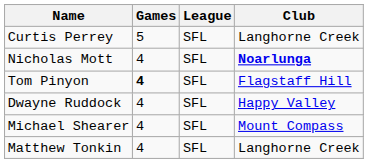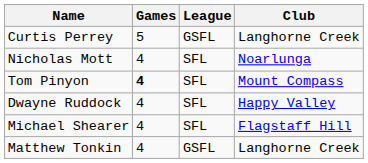(195, 38) SFL -> (199, 38) GSFL
(275, 60) bold -> (275, 60) normal
(295, 82) Flagstaff Hill -> (291, 82) Mount Compass
(291, 126) Mount Compass -> (295, 126) Flagstaff Hill
(195, 148) SFL -> (199, 148) GSFL
